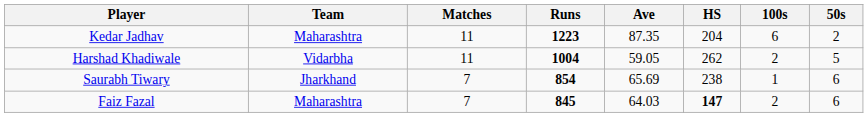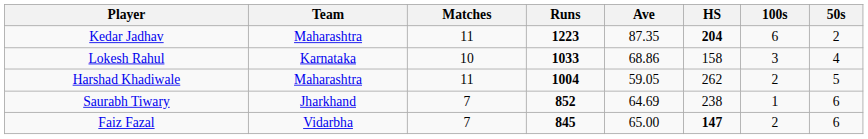(712, 36) normal -> (712, 36) bold
+ row: (126, 58)
(328, 58) Vidarbha -> (328, 79) Maharashtra
(565, 79) 854 -> (565, 101) 852
(644, 79) 65.69 -> (644, 101) 64.69
(328, 101) Maharashtra -> (328, 123) Vidarbha
(644, 101) 64.03 -> (644, 123) 65.00
